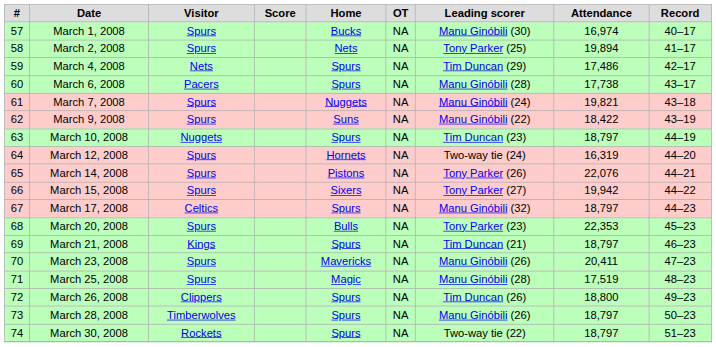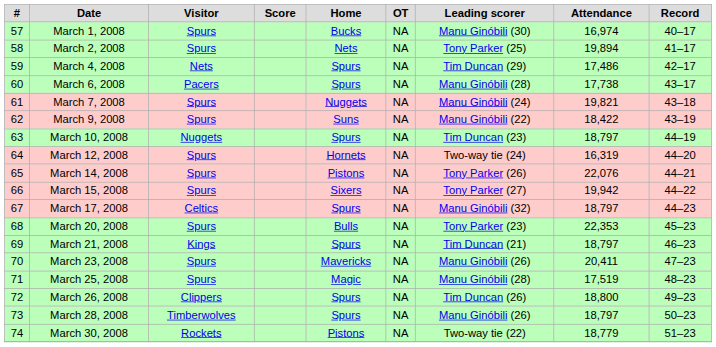(346, 333) Spurs -> (346, 333) Pistons
(601, 333) 18,797 -> (601, 333) 18,779
